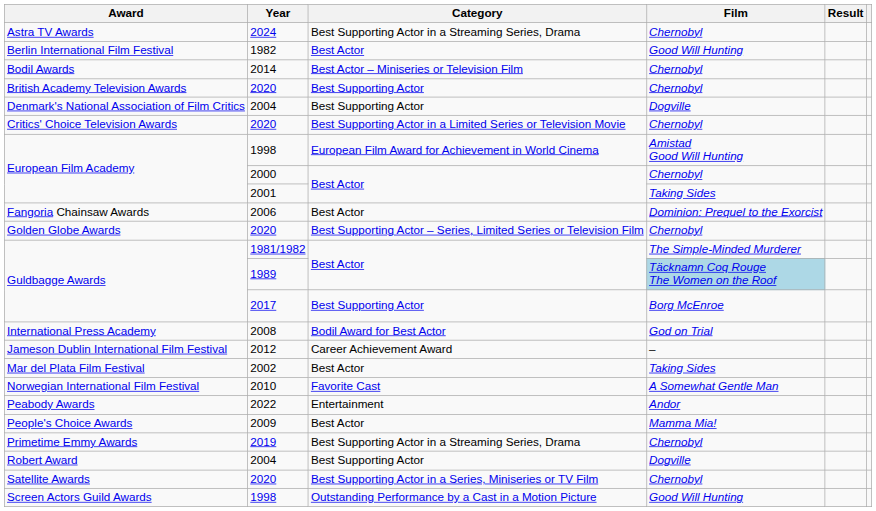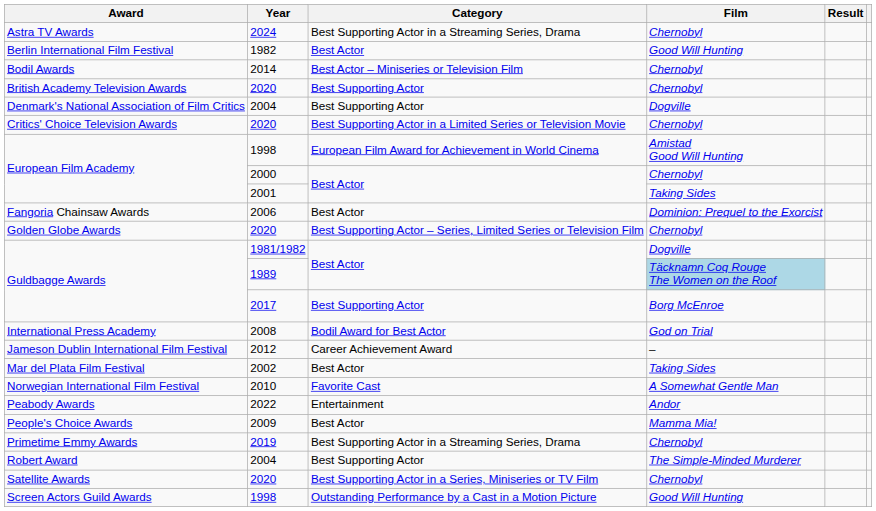(725, 249) The Simple-Minded Murderer -> (670, 249) Dogville
(670, 460) Dogville -> (725, 460) The Simple-Minded Murderer
